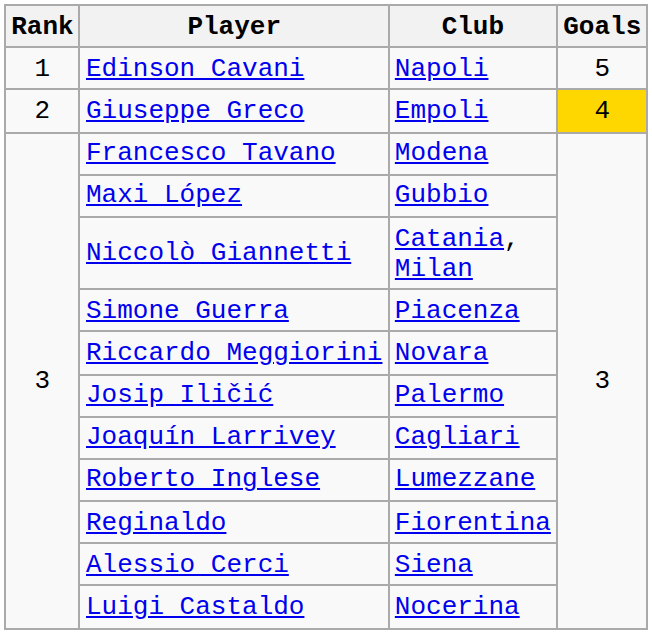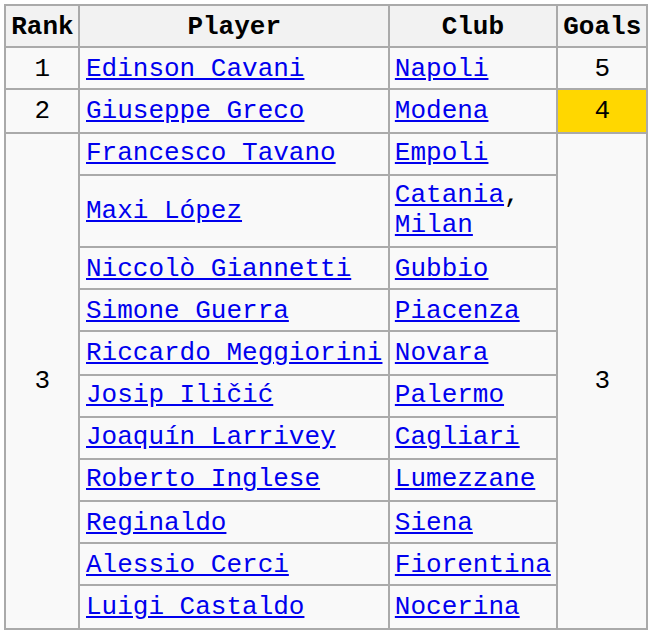(442, 111) Empoli -> (442, 111) Modena
(442, 153) Modena -> (442, 153) Empoli
(442, 196) Gubbio -> (457, 211) Catania, Milan
(457, 253) Catania, Milan -> (442, 268) Gubbio
(473, 522) Fiorentina -> (434, 522) Siena
(434, 565) Siena -> (473, 565) Fiorentina
